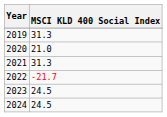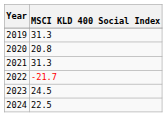(41, 49) 21.0 -> (41, 49) 20.8
(41, 105) 24.5 -> (41, 105) 22.5
